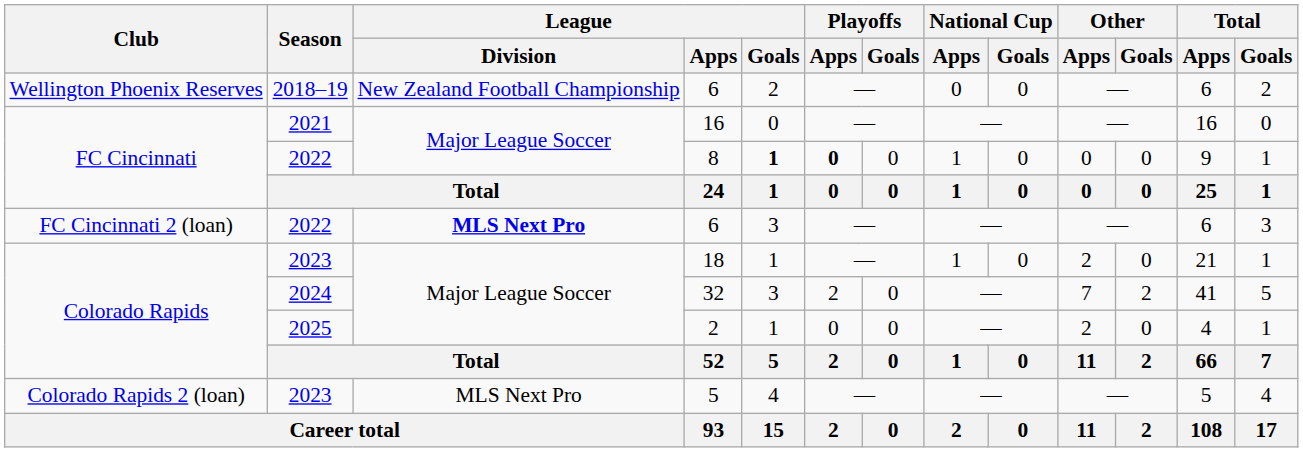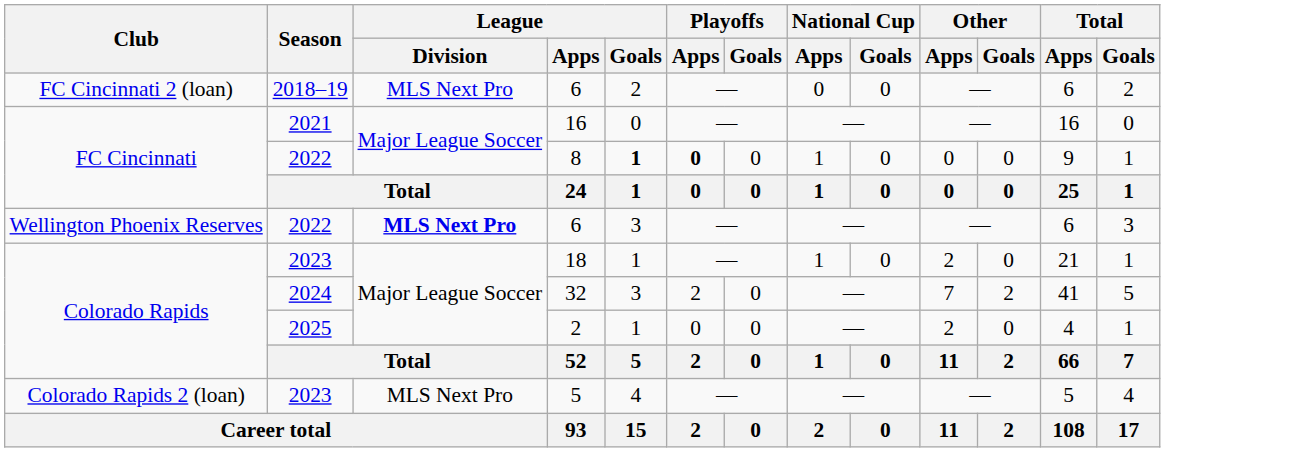(136, 89) Wellington Phoenix Reserves -> (136, 89) FC Cincinnati 2 (loan)
(519, 89) New Zealand Football Championship -> (450, 89) MLS Next Pro
(136, 225) FC Cincinnati 2 (loan) -> (136, 225) Wellington Phoenix Reserves
